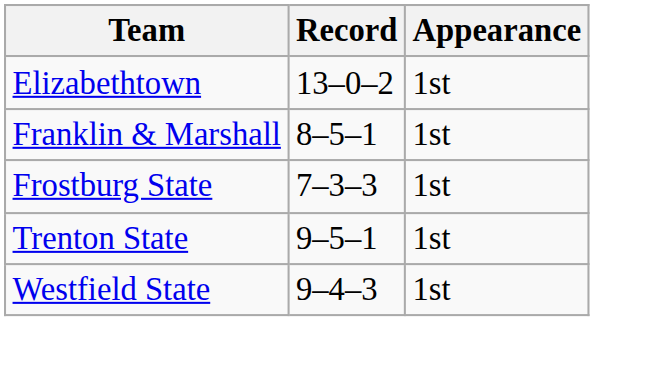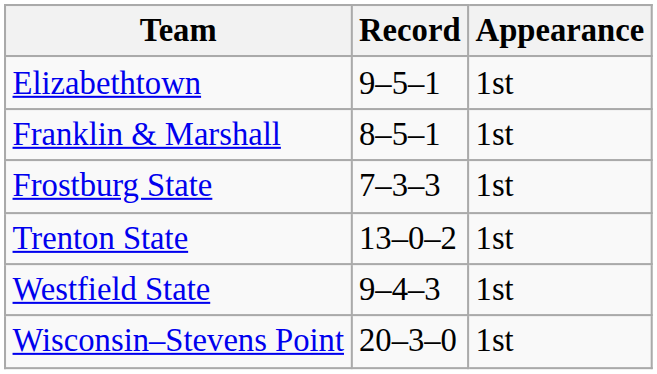(345, 82) 13–0–2 -> (400, 82) 9–5–1
(337, 237) 9–5–1 -> (408, 237) 13–0–2
+ row: (178, 340)
